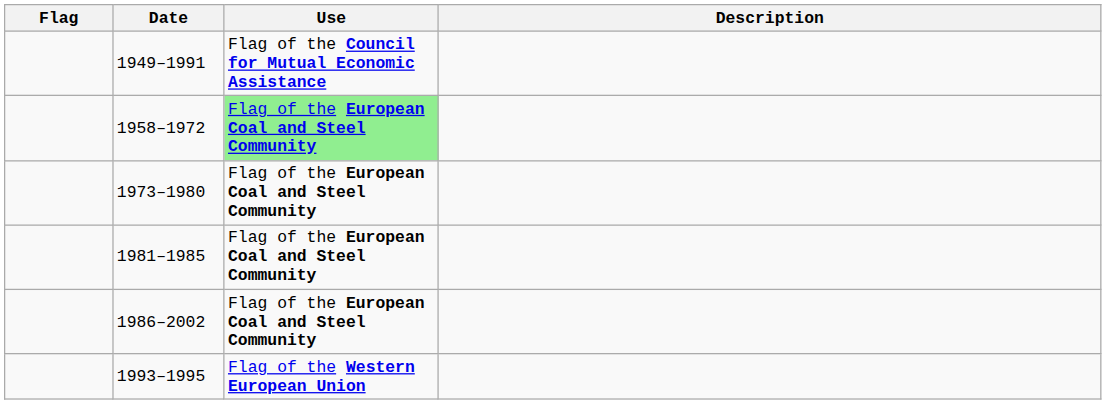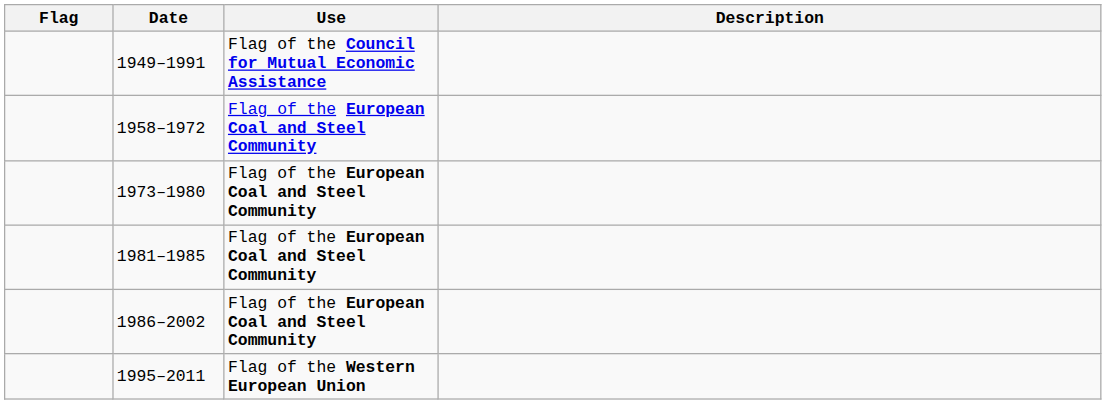(326, 128) lightgreen background -> (326, 128) no background
- row: (161, 377)
+ row: (161, 377)
